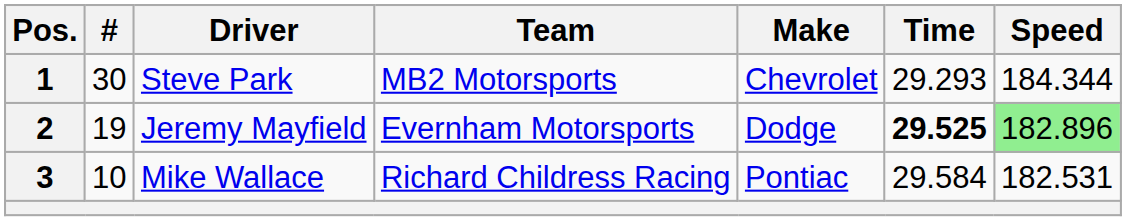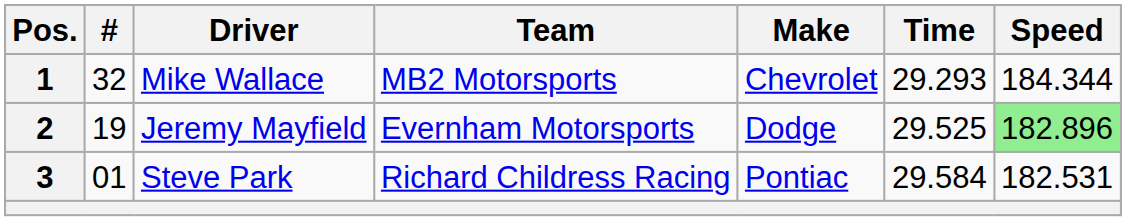(109, 79) 30 -> (109, 79) 32
(217, 79) Steve Park -> (233, 79) Mike Wallace
(939, 128) bold -> (939, 128) normal
(109, 177) 10 -> (109, 177) 01
(233, 177) Mike Wallace -> (217, 177) Steve Park
